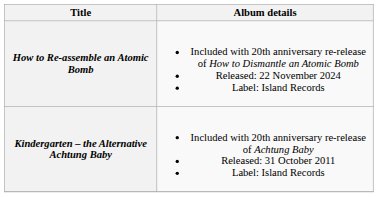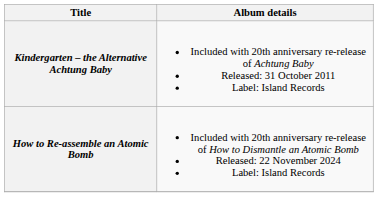rows swapped: (81, 149) <-> (81, 63)
